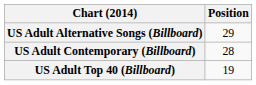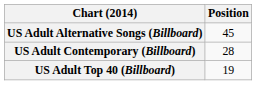(228, 32) 29 -> (228, 32) 45
